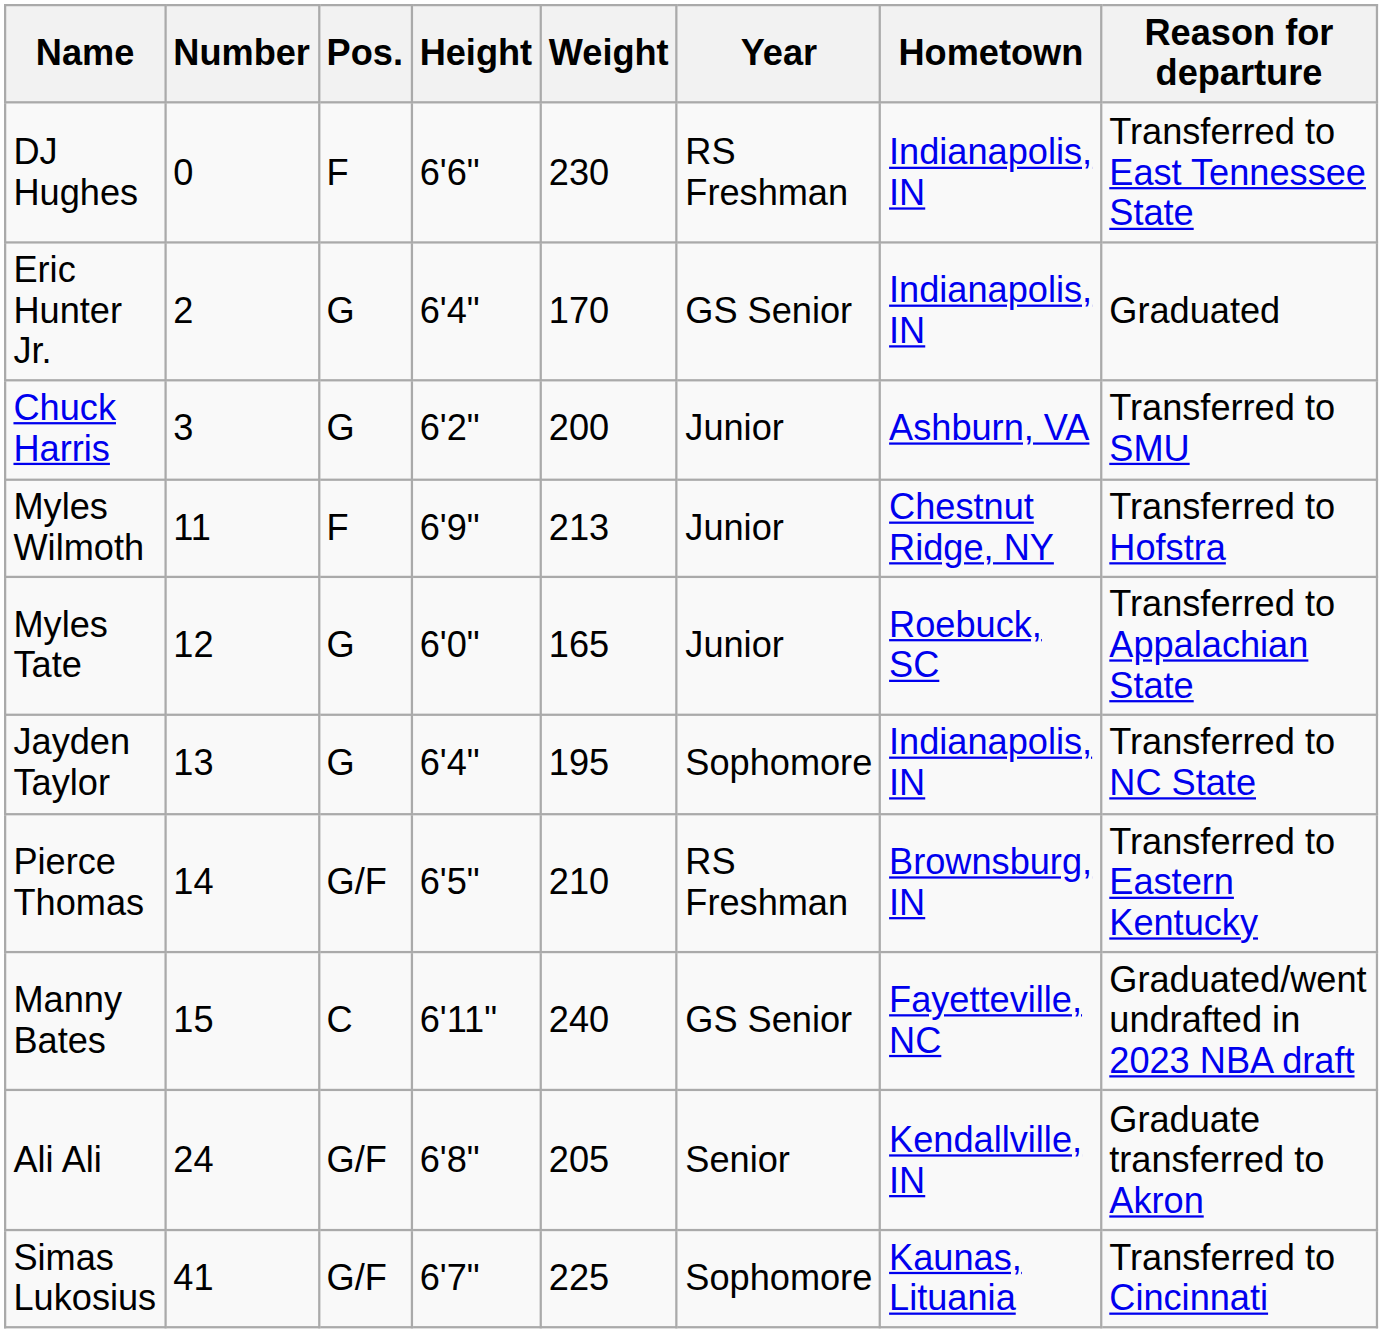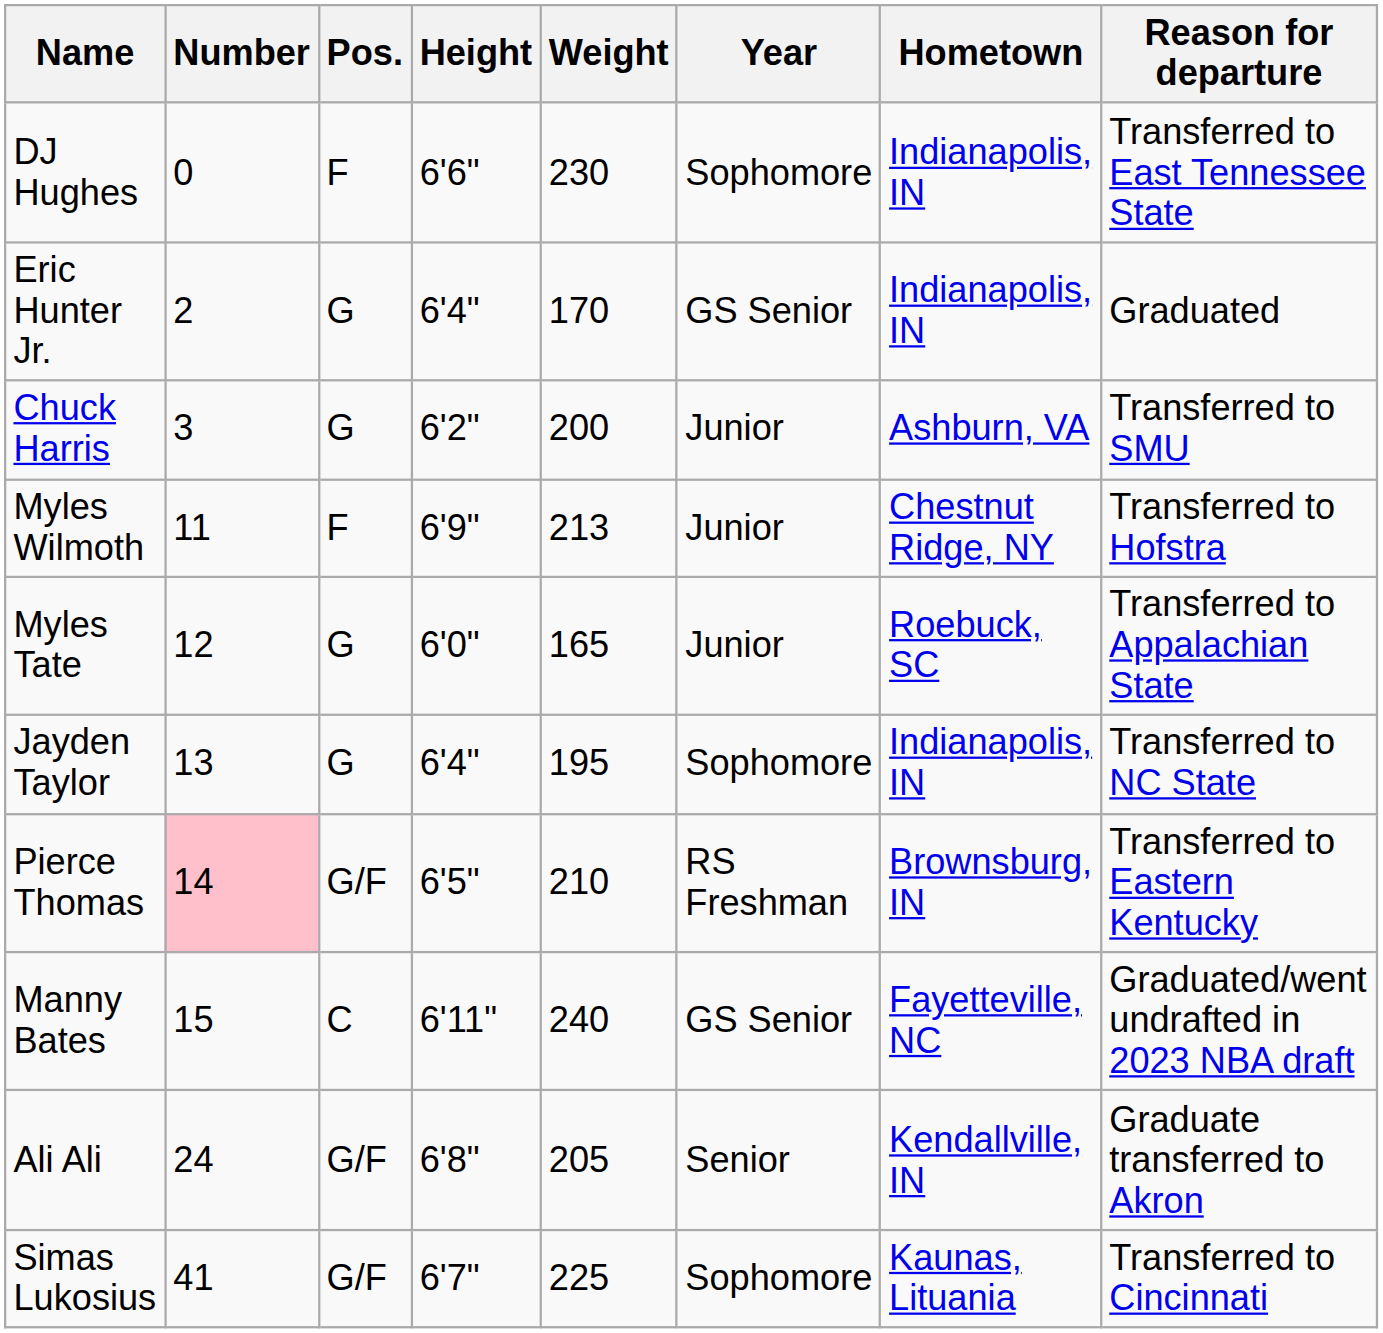(767, 171) RS Freshman -> (779, 171) Sophomore
(193, 882) no background -> (193, 882) pink background
